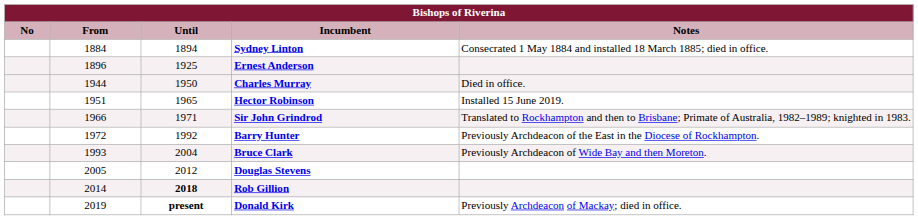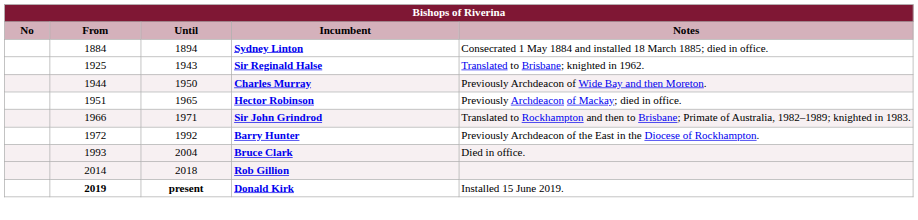- row: (274, 65)
+ row: (278, 65)
(493, 83) Died in office. -> (584, 83) Previously Archdeacon of Wide Bay and then Moreton.
(513, 100) Installed 15 June 2019. -> (571, 100) Previously Archdeacon of Mackay; died in office.
(584, 153) Previously Archdeacon of Wide Bay and then Moreton. -> (493, 153) Died in office.
- row: (272, 170)
(186, 188) bold -> (186, 170) normal
(95, 205) normal -> (95, 188) bold
(571, 205) Previously Archdeacon of Mackay; died in office. -> (513, 188) Installed 15 June 2019.
